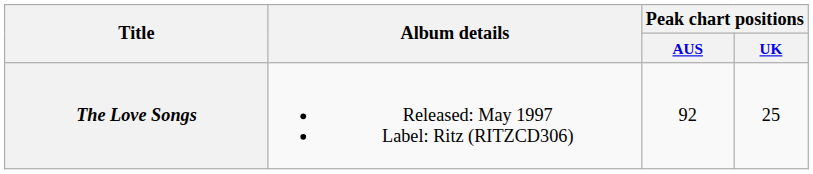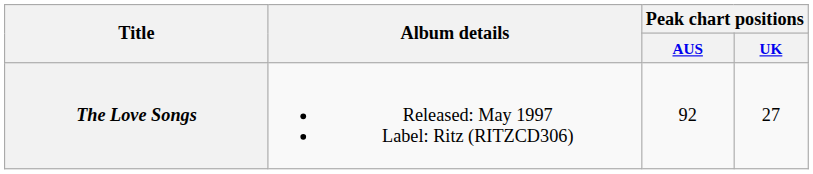(771, 115) 25 -> (771, 115) 27
